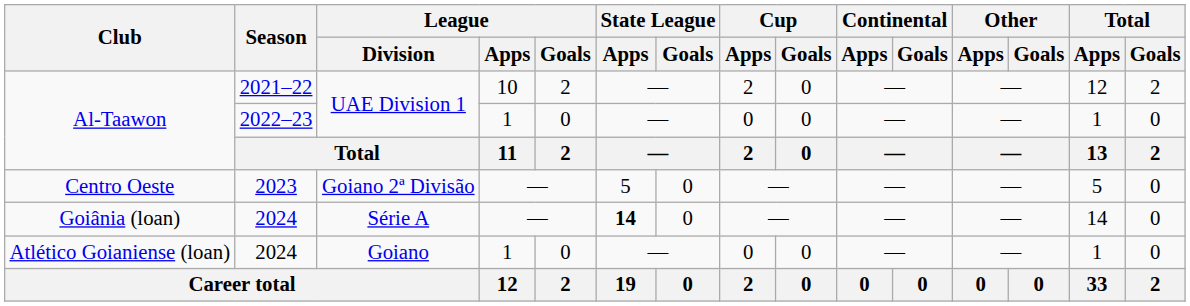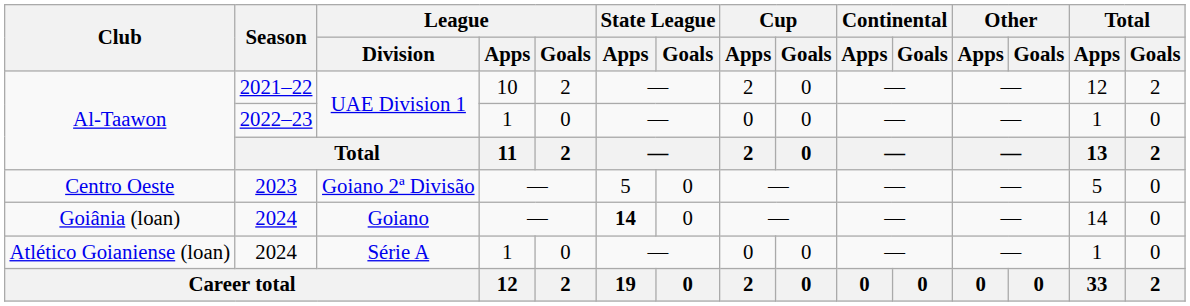(398, 218) Série A -> (398, 218) Goiano
(398, 251) Goiano -> (398, 251) Série A
